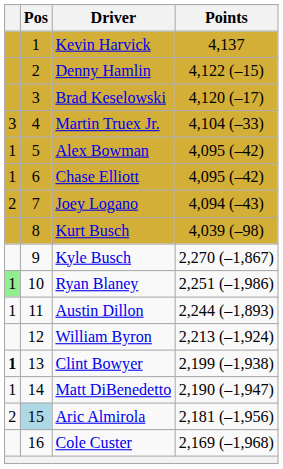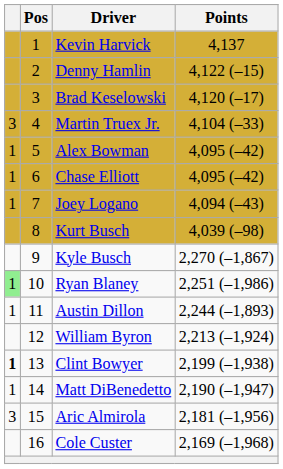(12, 203) 2 -> (12, 203) 1
(12, 416) 2 -> (12, 416) 3
(36, 416) lightblue background -> (36, 416) no background
